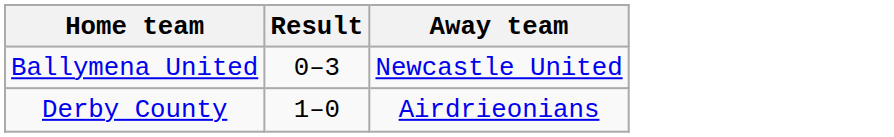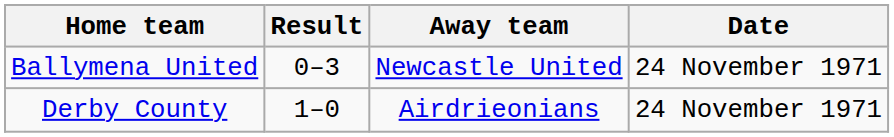+ column: (758, 26)
